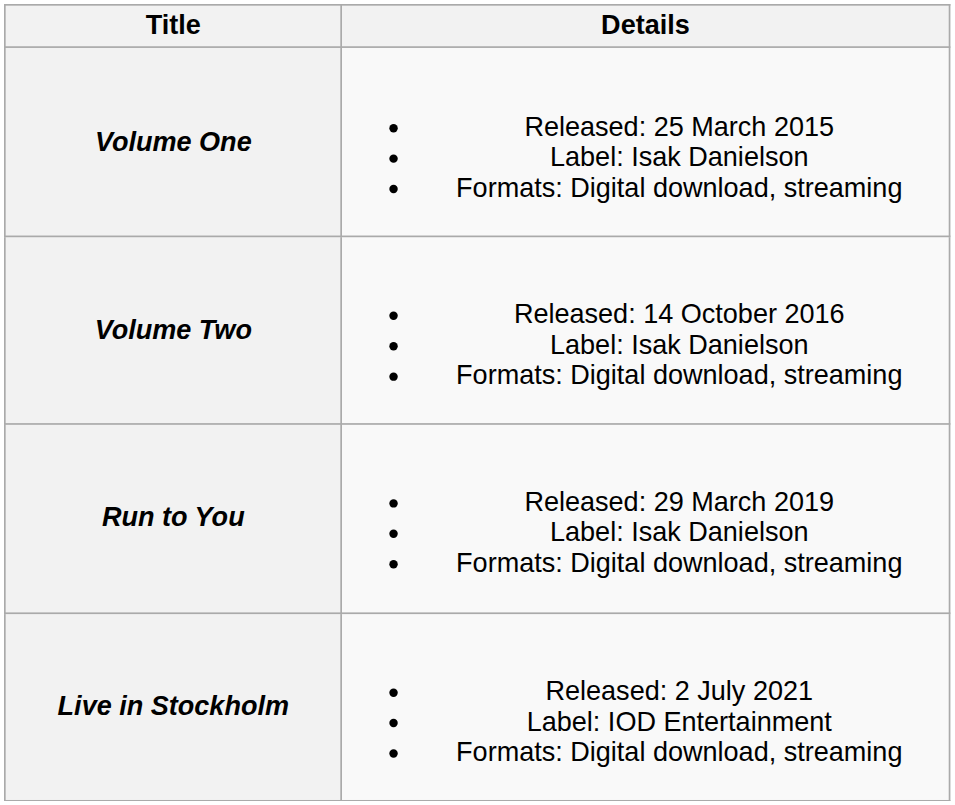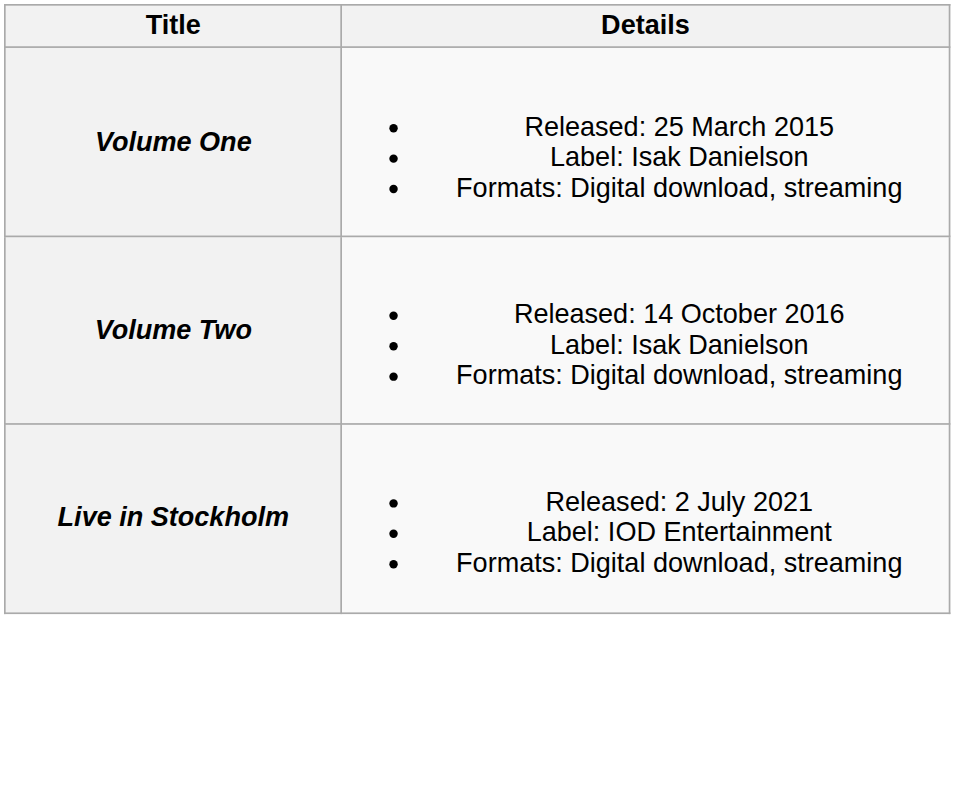- row: (173, 517)
